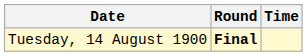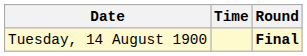columns swapped: (282, 16) <-> (236, 16)
